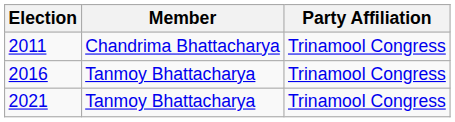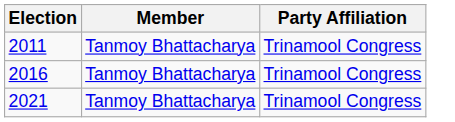(183, 46) Chandrima Bhattacharya -> (170, 46) Tanmoy Bhattacharya
